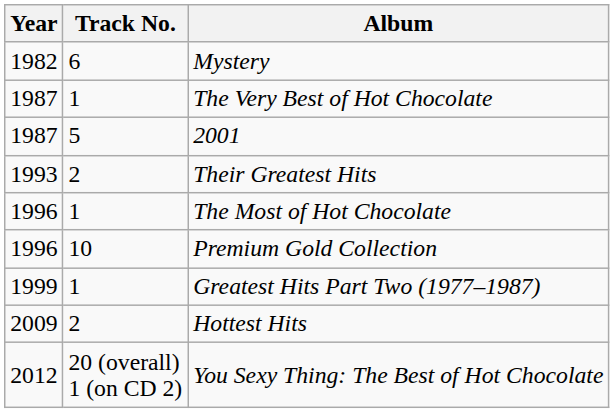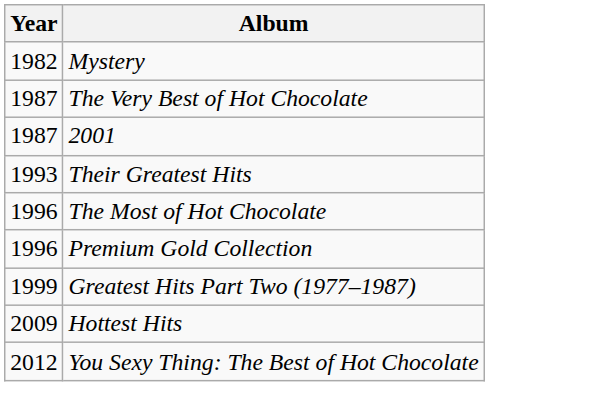- column: (125, 23)
